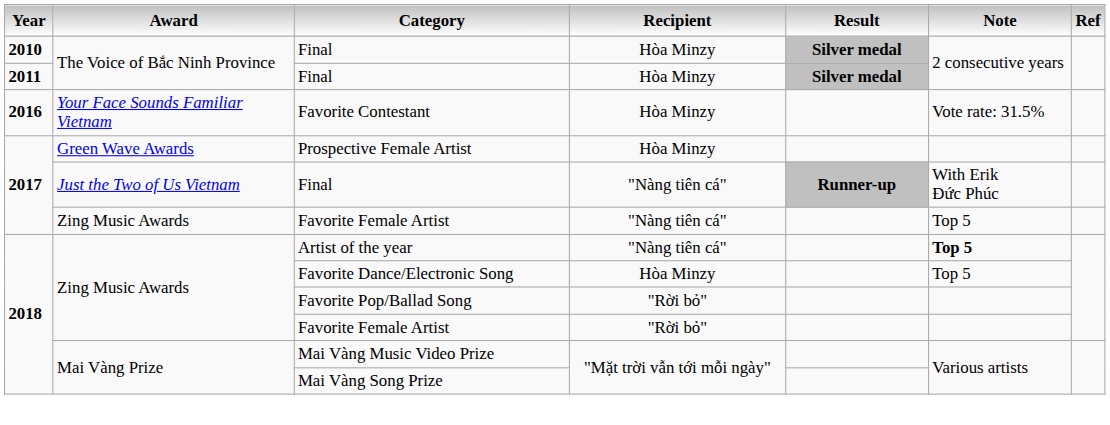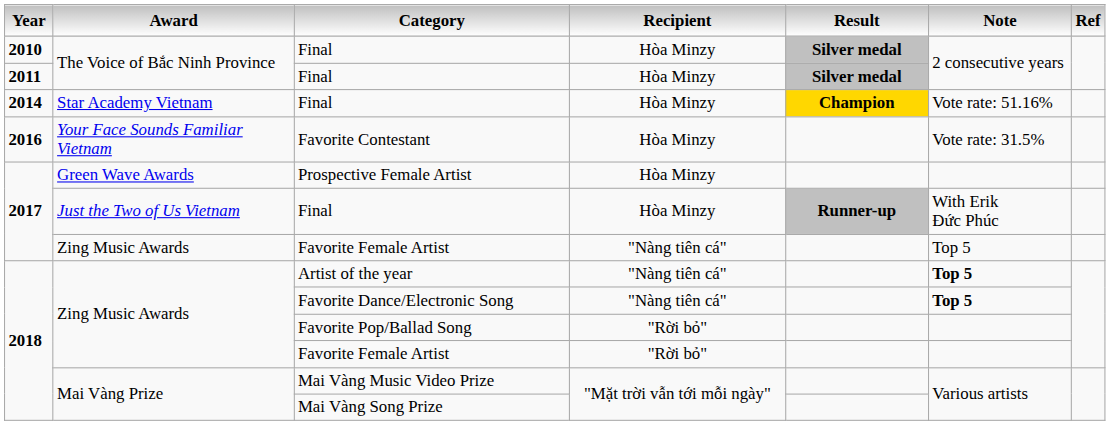+ row: (25, 103)
(677, 184) "Nàng tiên cá" -> (677, 211) Hòa Minzy
(677, 274) Hòa Minzy -> (677, 300) "Nàng tiên cá"
(952, 274) normal -> (952, 300) bold
